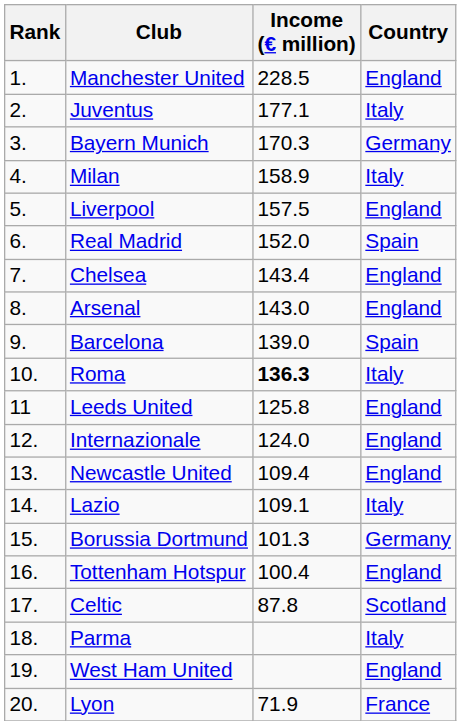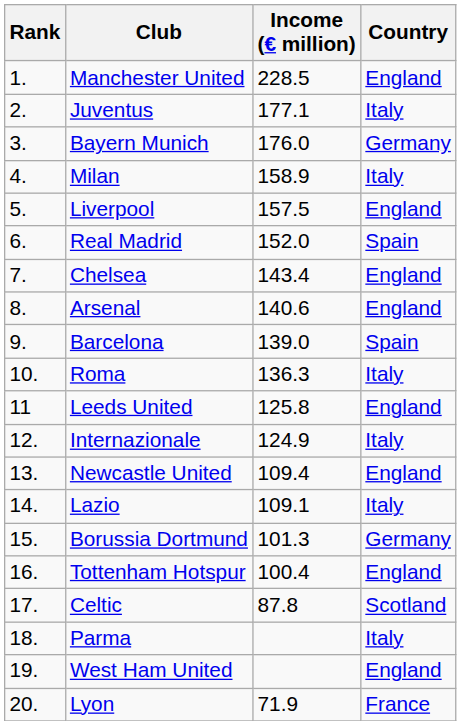(284, 143) 170.3 -> (284, 143) 176.0
(284, 308) 143.0 -> (284, 308) 140.6
(284, 374) bold -> (284, 374) normal
(284, 440) 124.0 -> (284, 440) 124.9
(404, 440) England -> (384, 440) Italy
